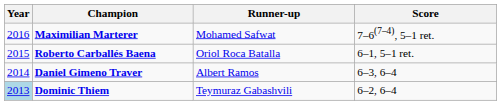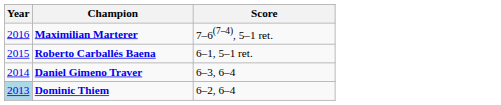- column: (274, 14)
